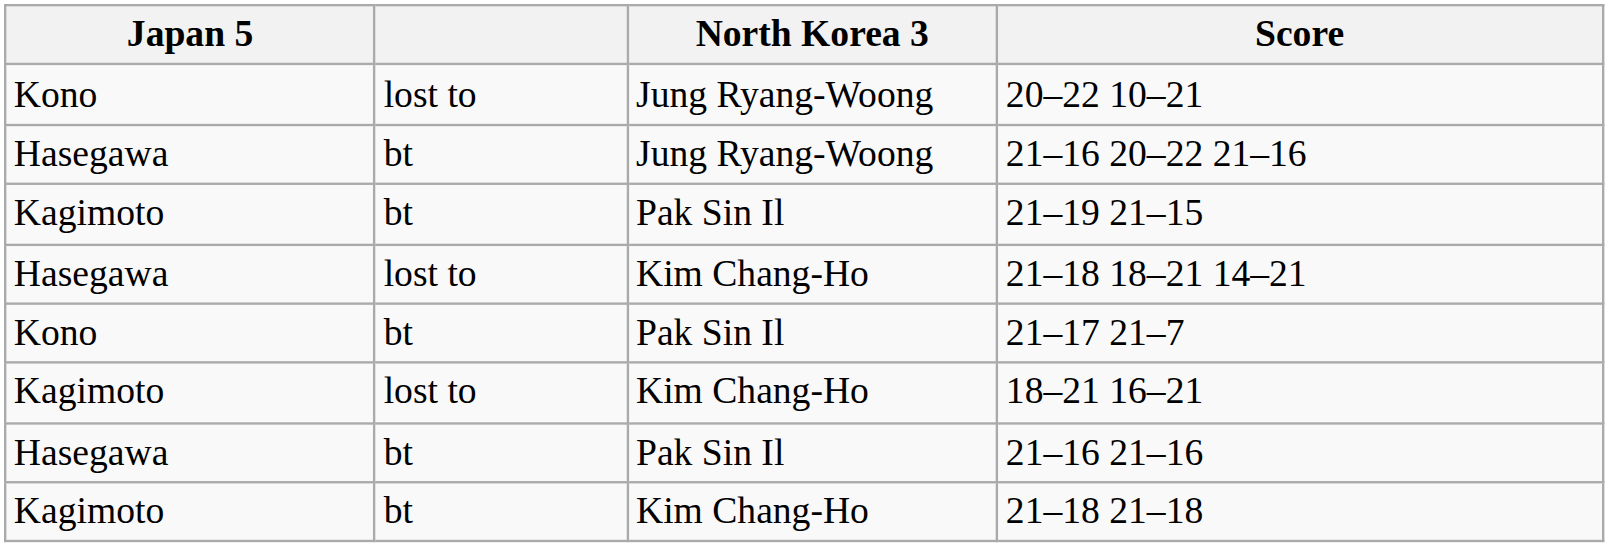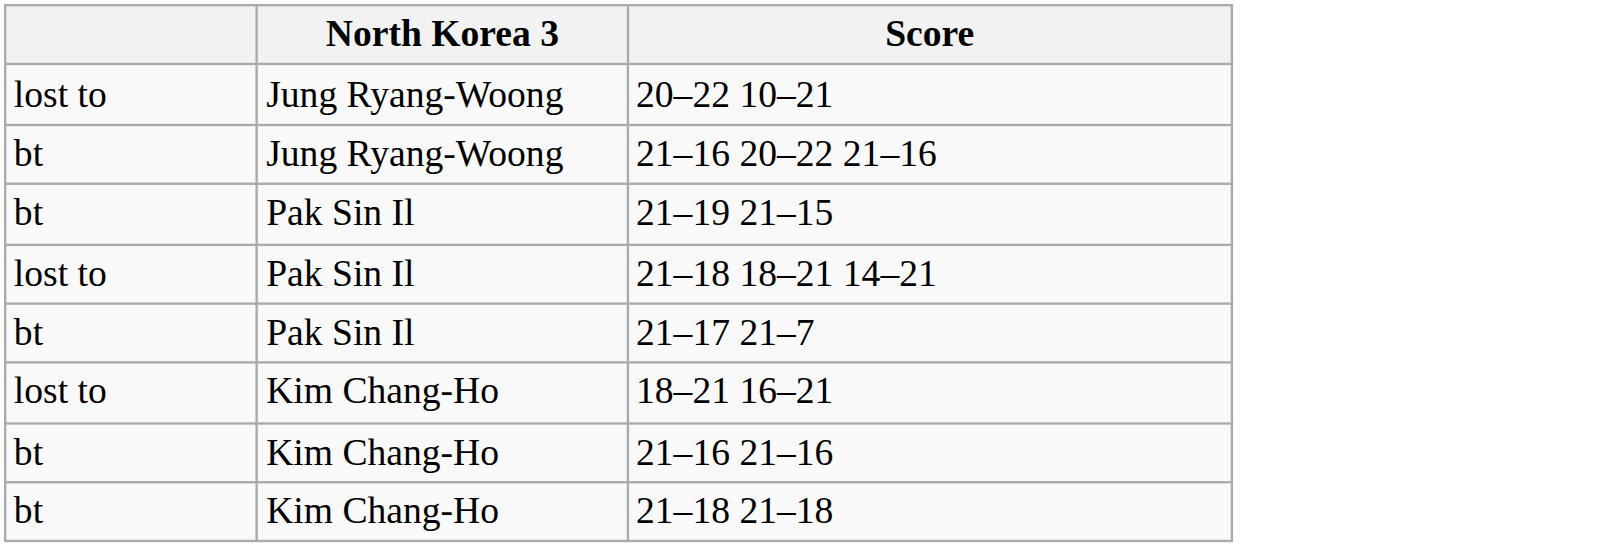- column: (190, 34)
(752, 272) Kim Chang-Ho -> (340, 272) Pak Sin Il
(710, 451) Pak Sin Il -> (383, 451) Kim Chang-Ho
